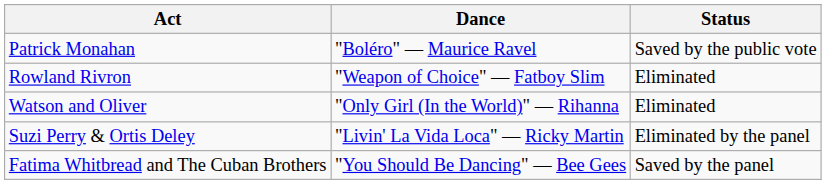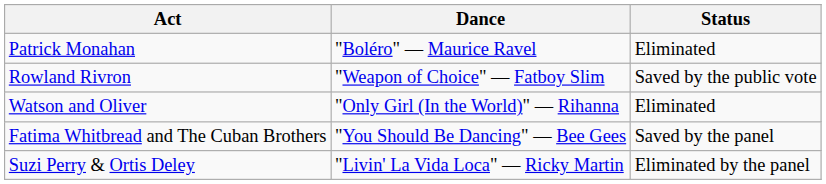(726, 48) Saved by the public vote -> (675, 48) Eliminated
(675, 77) Eliminated -> (726, 77) Saved by the public vote
rows swapped: (102, 135) <-> (168, 164)
